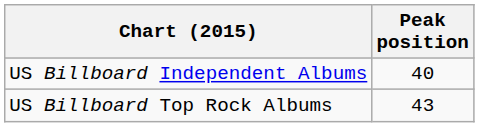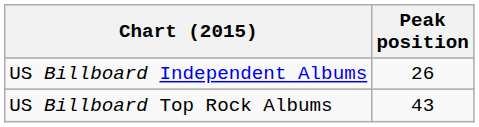(423, 74) 40 -> (423, 74) 26
